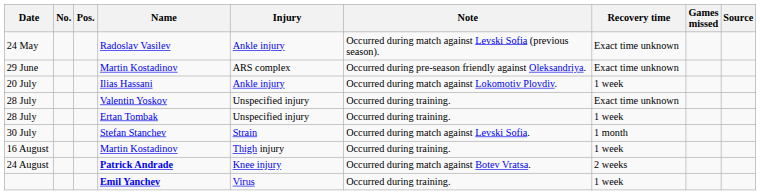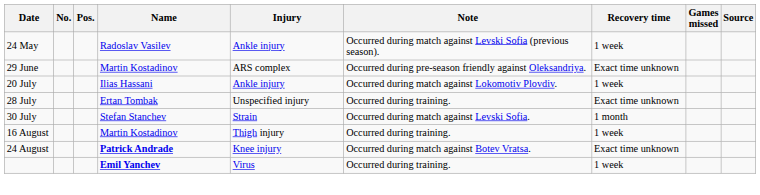(636, 46) Exact time unknown -> (609, 46) 1 week
- row: (22, 100)
(609, 116) 1 week -> (636, 100) Exact time unknown
(611, 165) 2 weeks -> (636, 149) Exact time unknown
